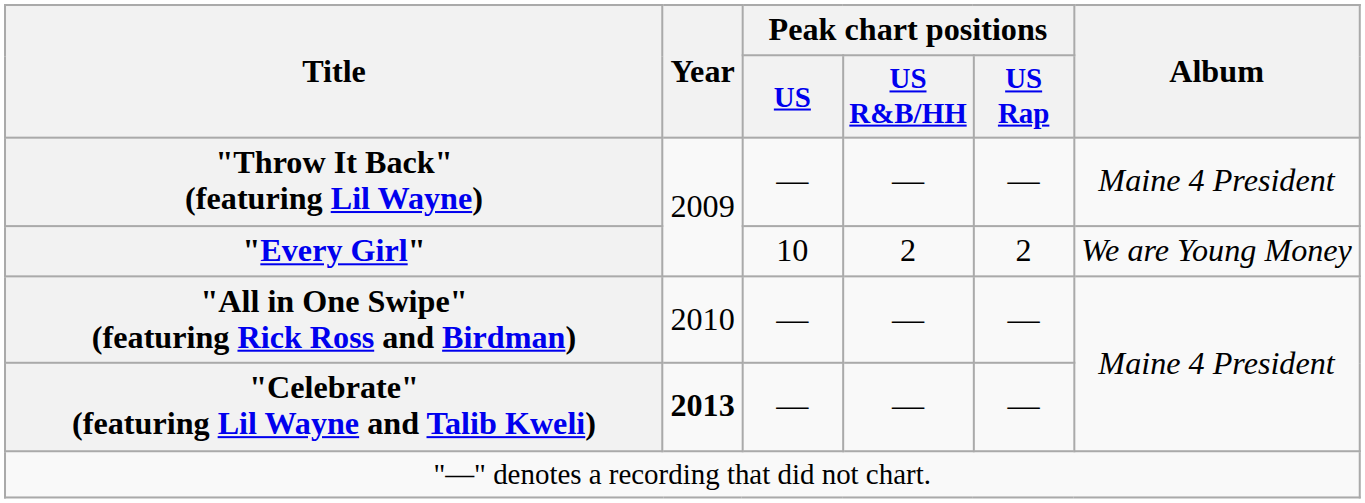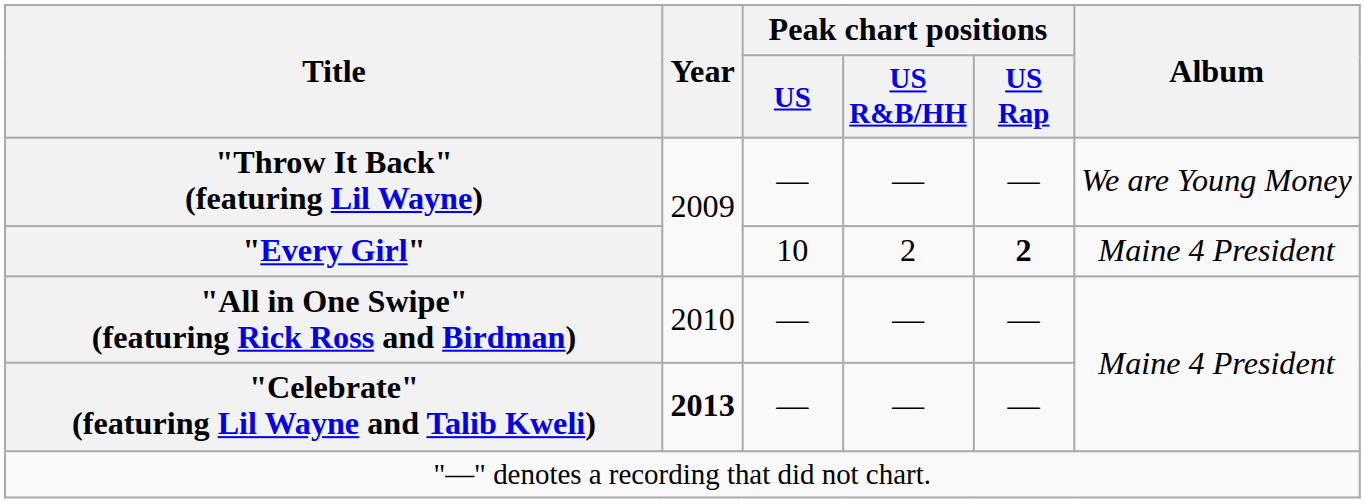(1217, 181) Maine 4 President -> (1217, 181) We are Young Money
(1024, 250) normal -> (1024, 250) bold
(1217, 250) We are Young Money -> (1217, 250) Maine 4 President
